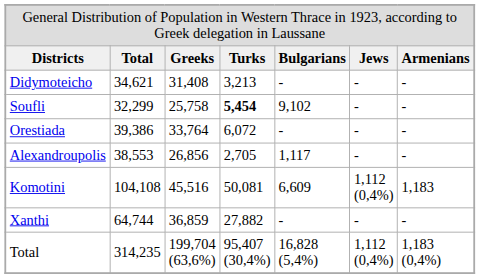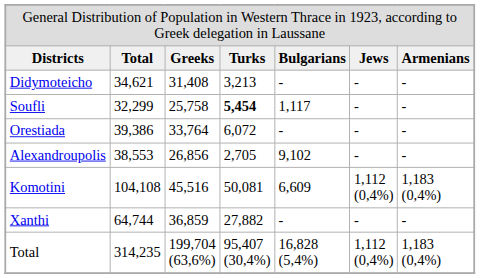(295, 106) 9,102 -> (295, 106) 1,117
(295, 155) 1,117 -> (295, 155) 9,102
(418, 187) 1,183 -> (421, 187) 1,183 (0,4%)
